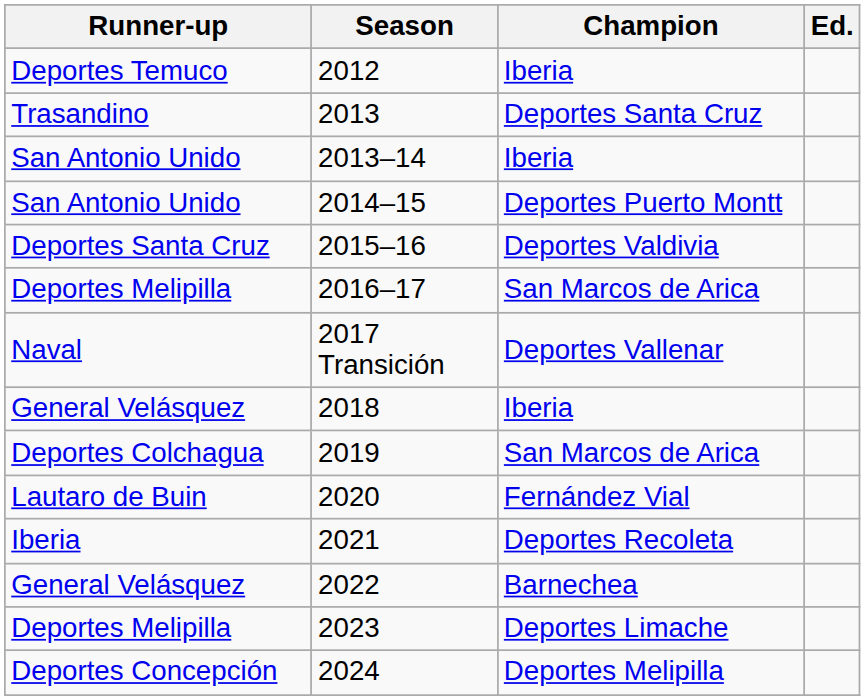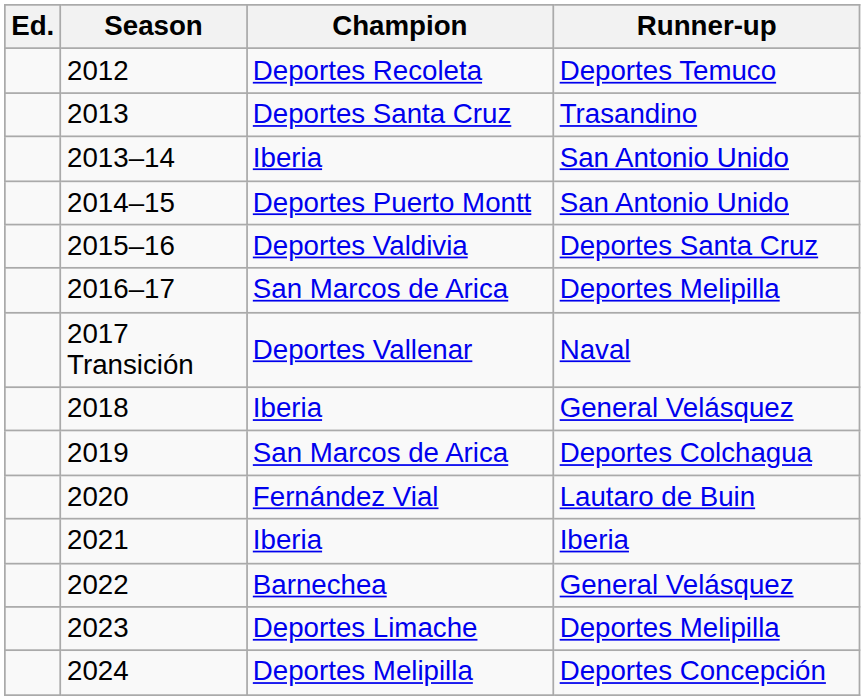columns swapped: (832, 26) <-> (158, 26)
(538, 70) Iberia -> (367, 70) Deportes Recoleta
(618, 540) Deportes Recoleta -> (287, 540) Iberia
